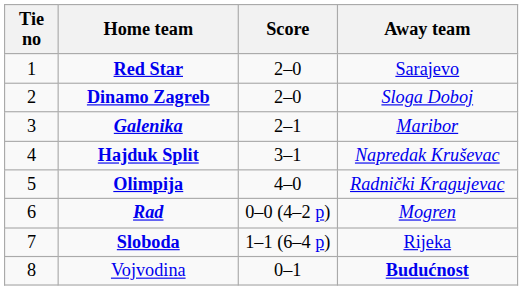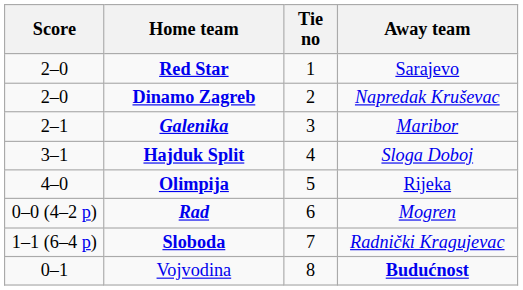columns swapped: (32, 29) <-> (288, 29)
(427, 97) Sloga Doboj -> (427, 97) Napredak Kruševac
(427, 155) Napredak Kruševac -> (427, 155) Sloga Doboj
(427, 184) Radnički Kragujevac -> (427, 184) Rijeka
(427, 241) Rijeka -> (427, 241) Radnički Kragujevac
